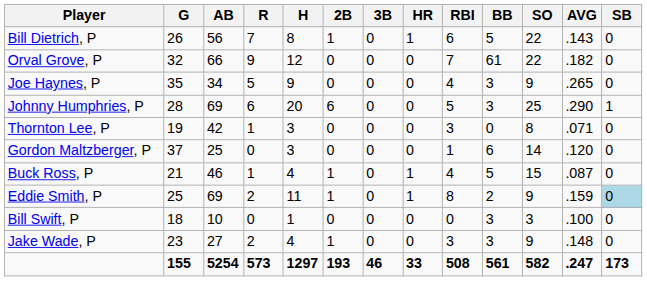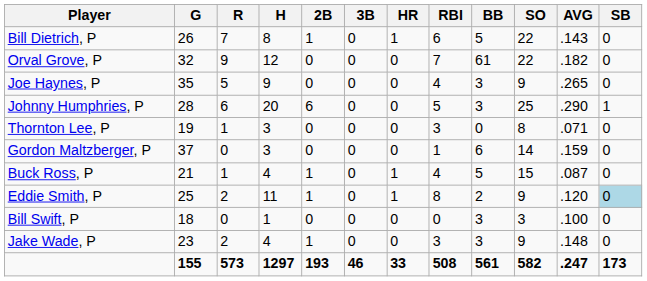- column: (224, 15)
(579, 151) .120 -> (574, 151) .159
(579, 196) .159 -> (574, 196) .120
